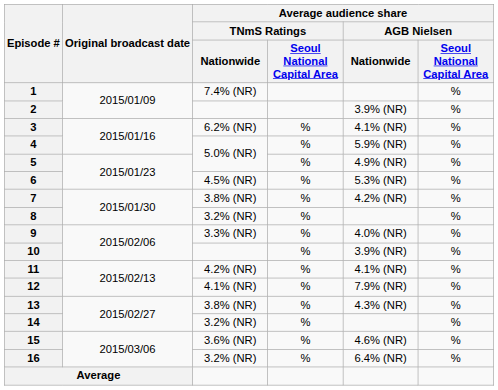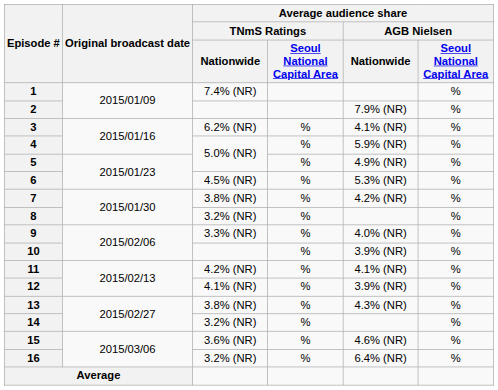(381, 109) 3.9% (NR) -> (381, 109) 7.9% (NR)
(381, 287) 7.9% (NR) -> (381, 287) 3.9% (NR)
